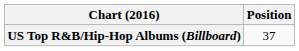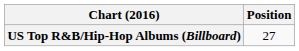(269, 35) 37 -> (269, 35) 27
